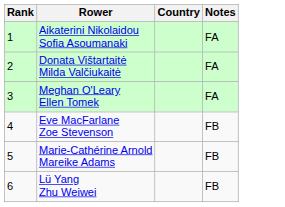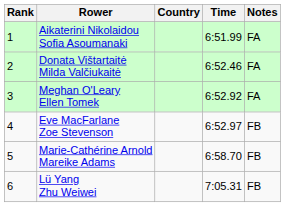+ column: (223, 13)
